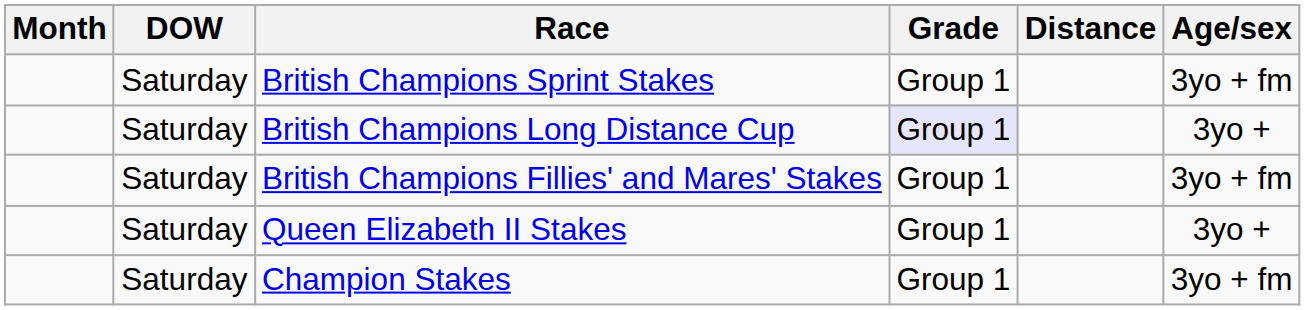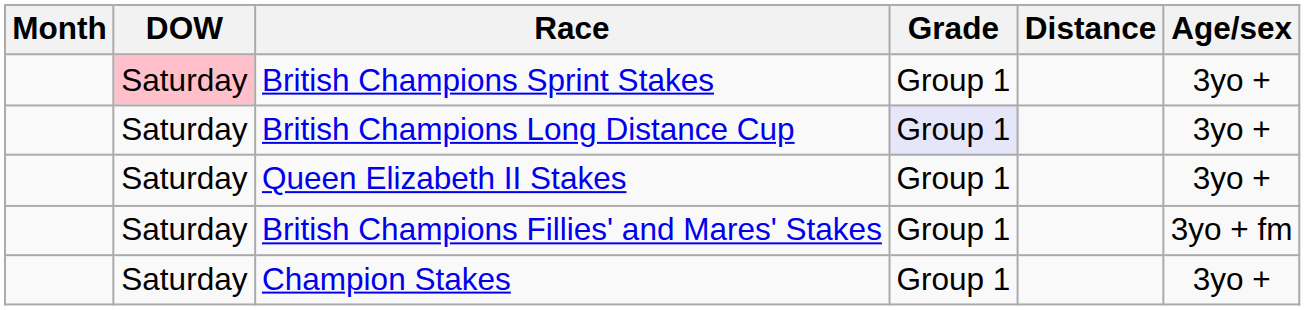(184, 79) no background -> (184, 79) pink background
(1232, 79) 3yo + fm -> (1232, 79) 3yo +
rows swapped: (572, 179) <-> (444, 229)
(1232, 279) 3yo + fm -> (1232, 279) 3yo +
